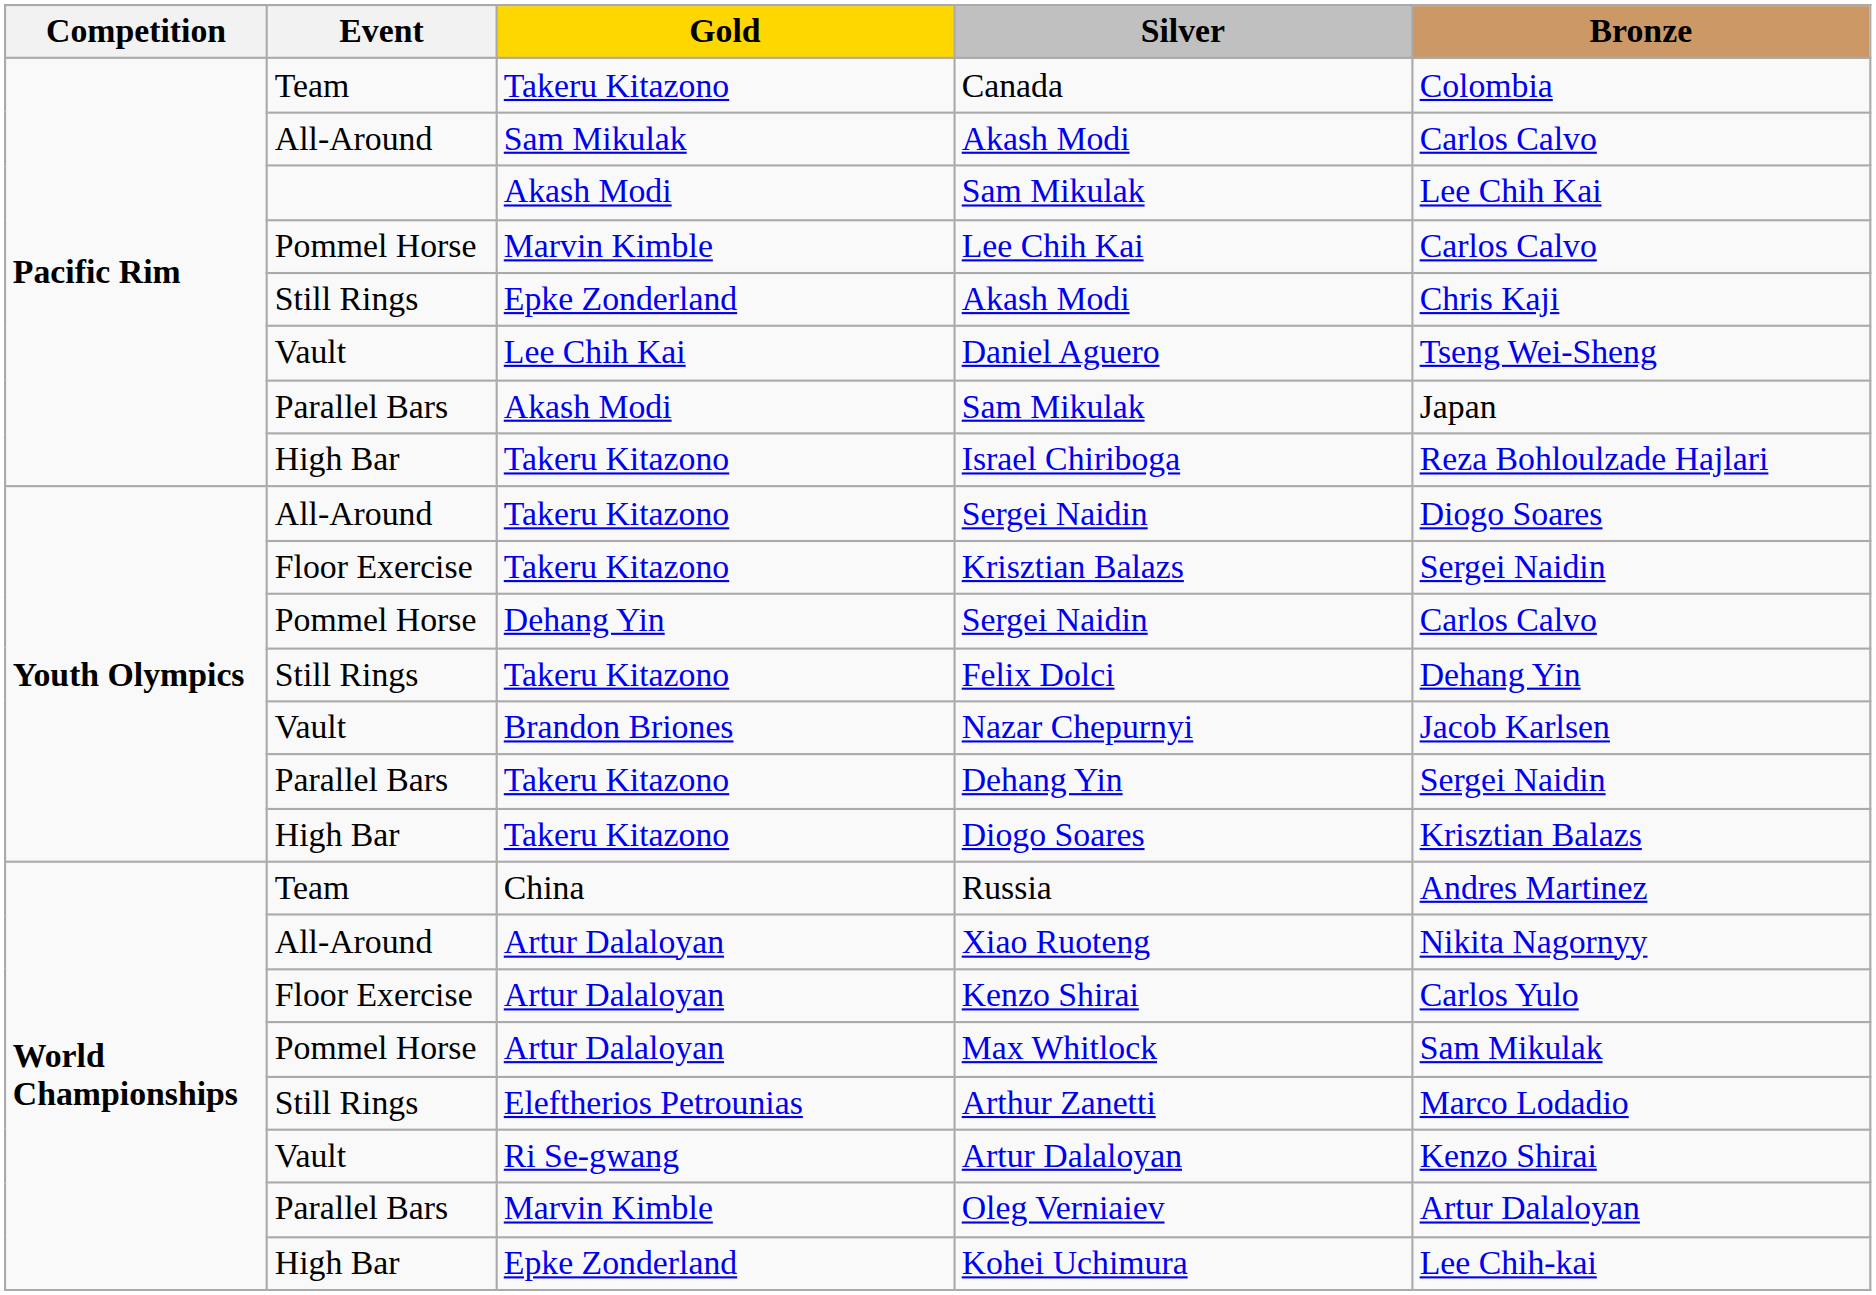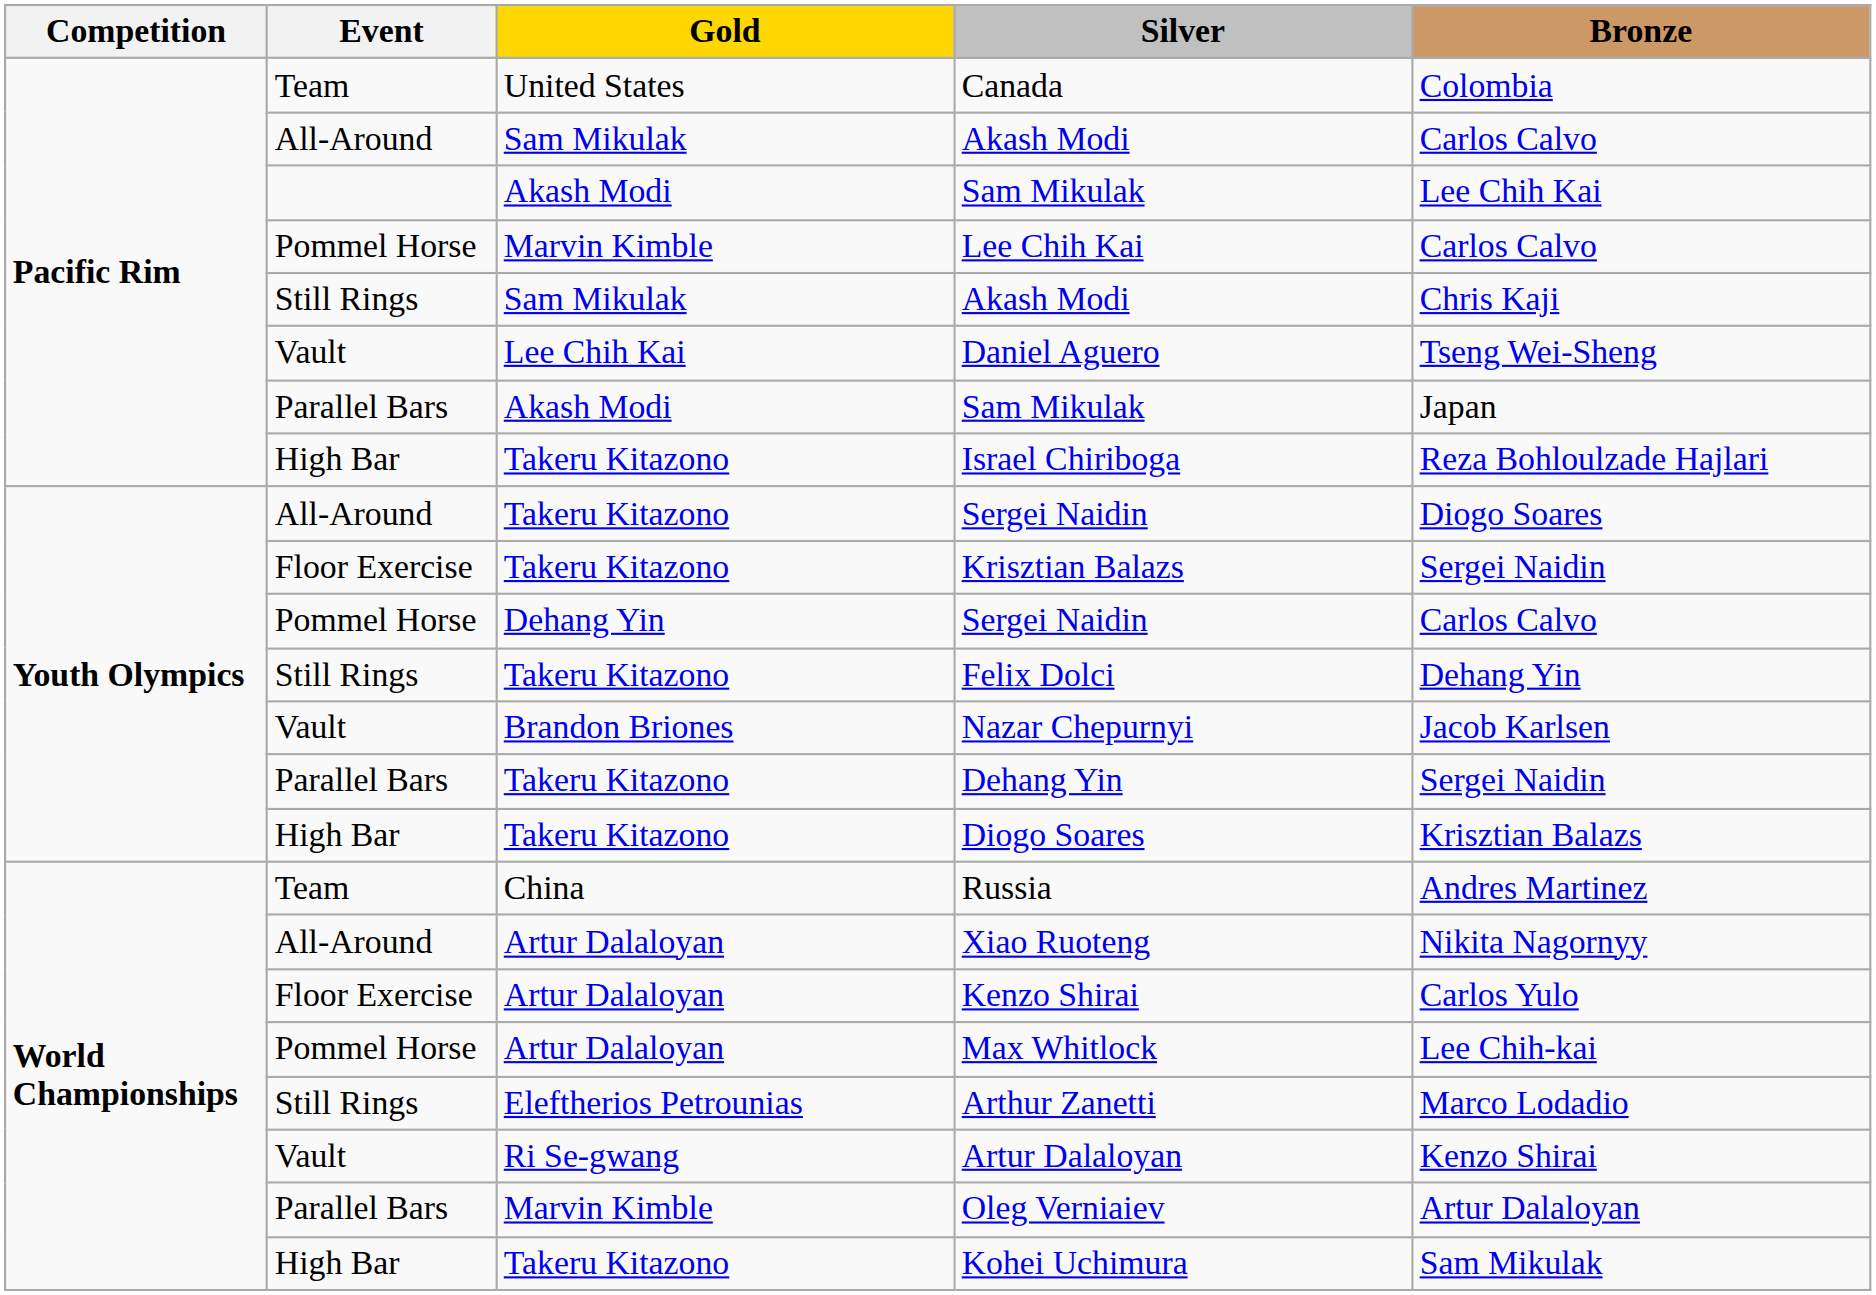(616, 84) Takeru Kitazono -> (594, 84) United States
(620, 298) Epke Zonderland -> (595, 298) Sam Mikulak
(1511, 1048) Sam Mikulak -> (1508, 1048) Lee Chih-kai
(620, 1262) Epke Zonderland -> (616, 1262) Takeru Kitazono
(1508, 1262) Lee Chih-kai -> (1511, 1262) Sam Mikulak
